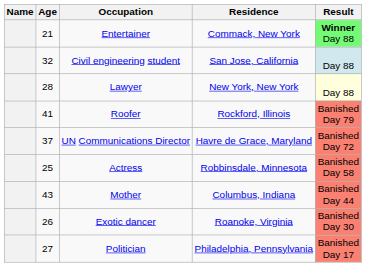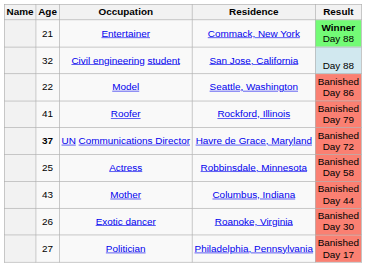- row: (126, 87)
+ row: (126, 87)
(48, 141) normal -> (48, 141) bold
